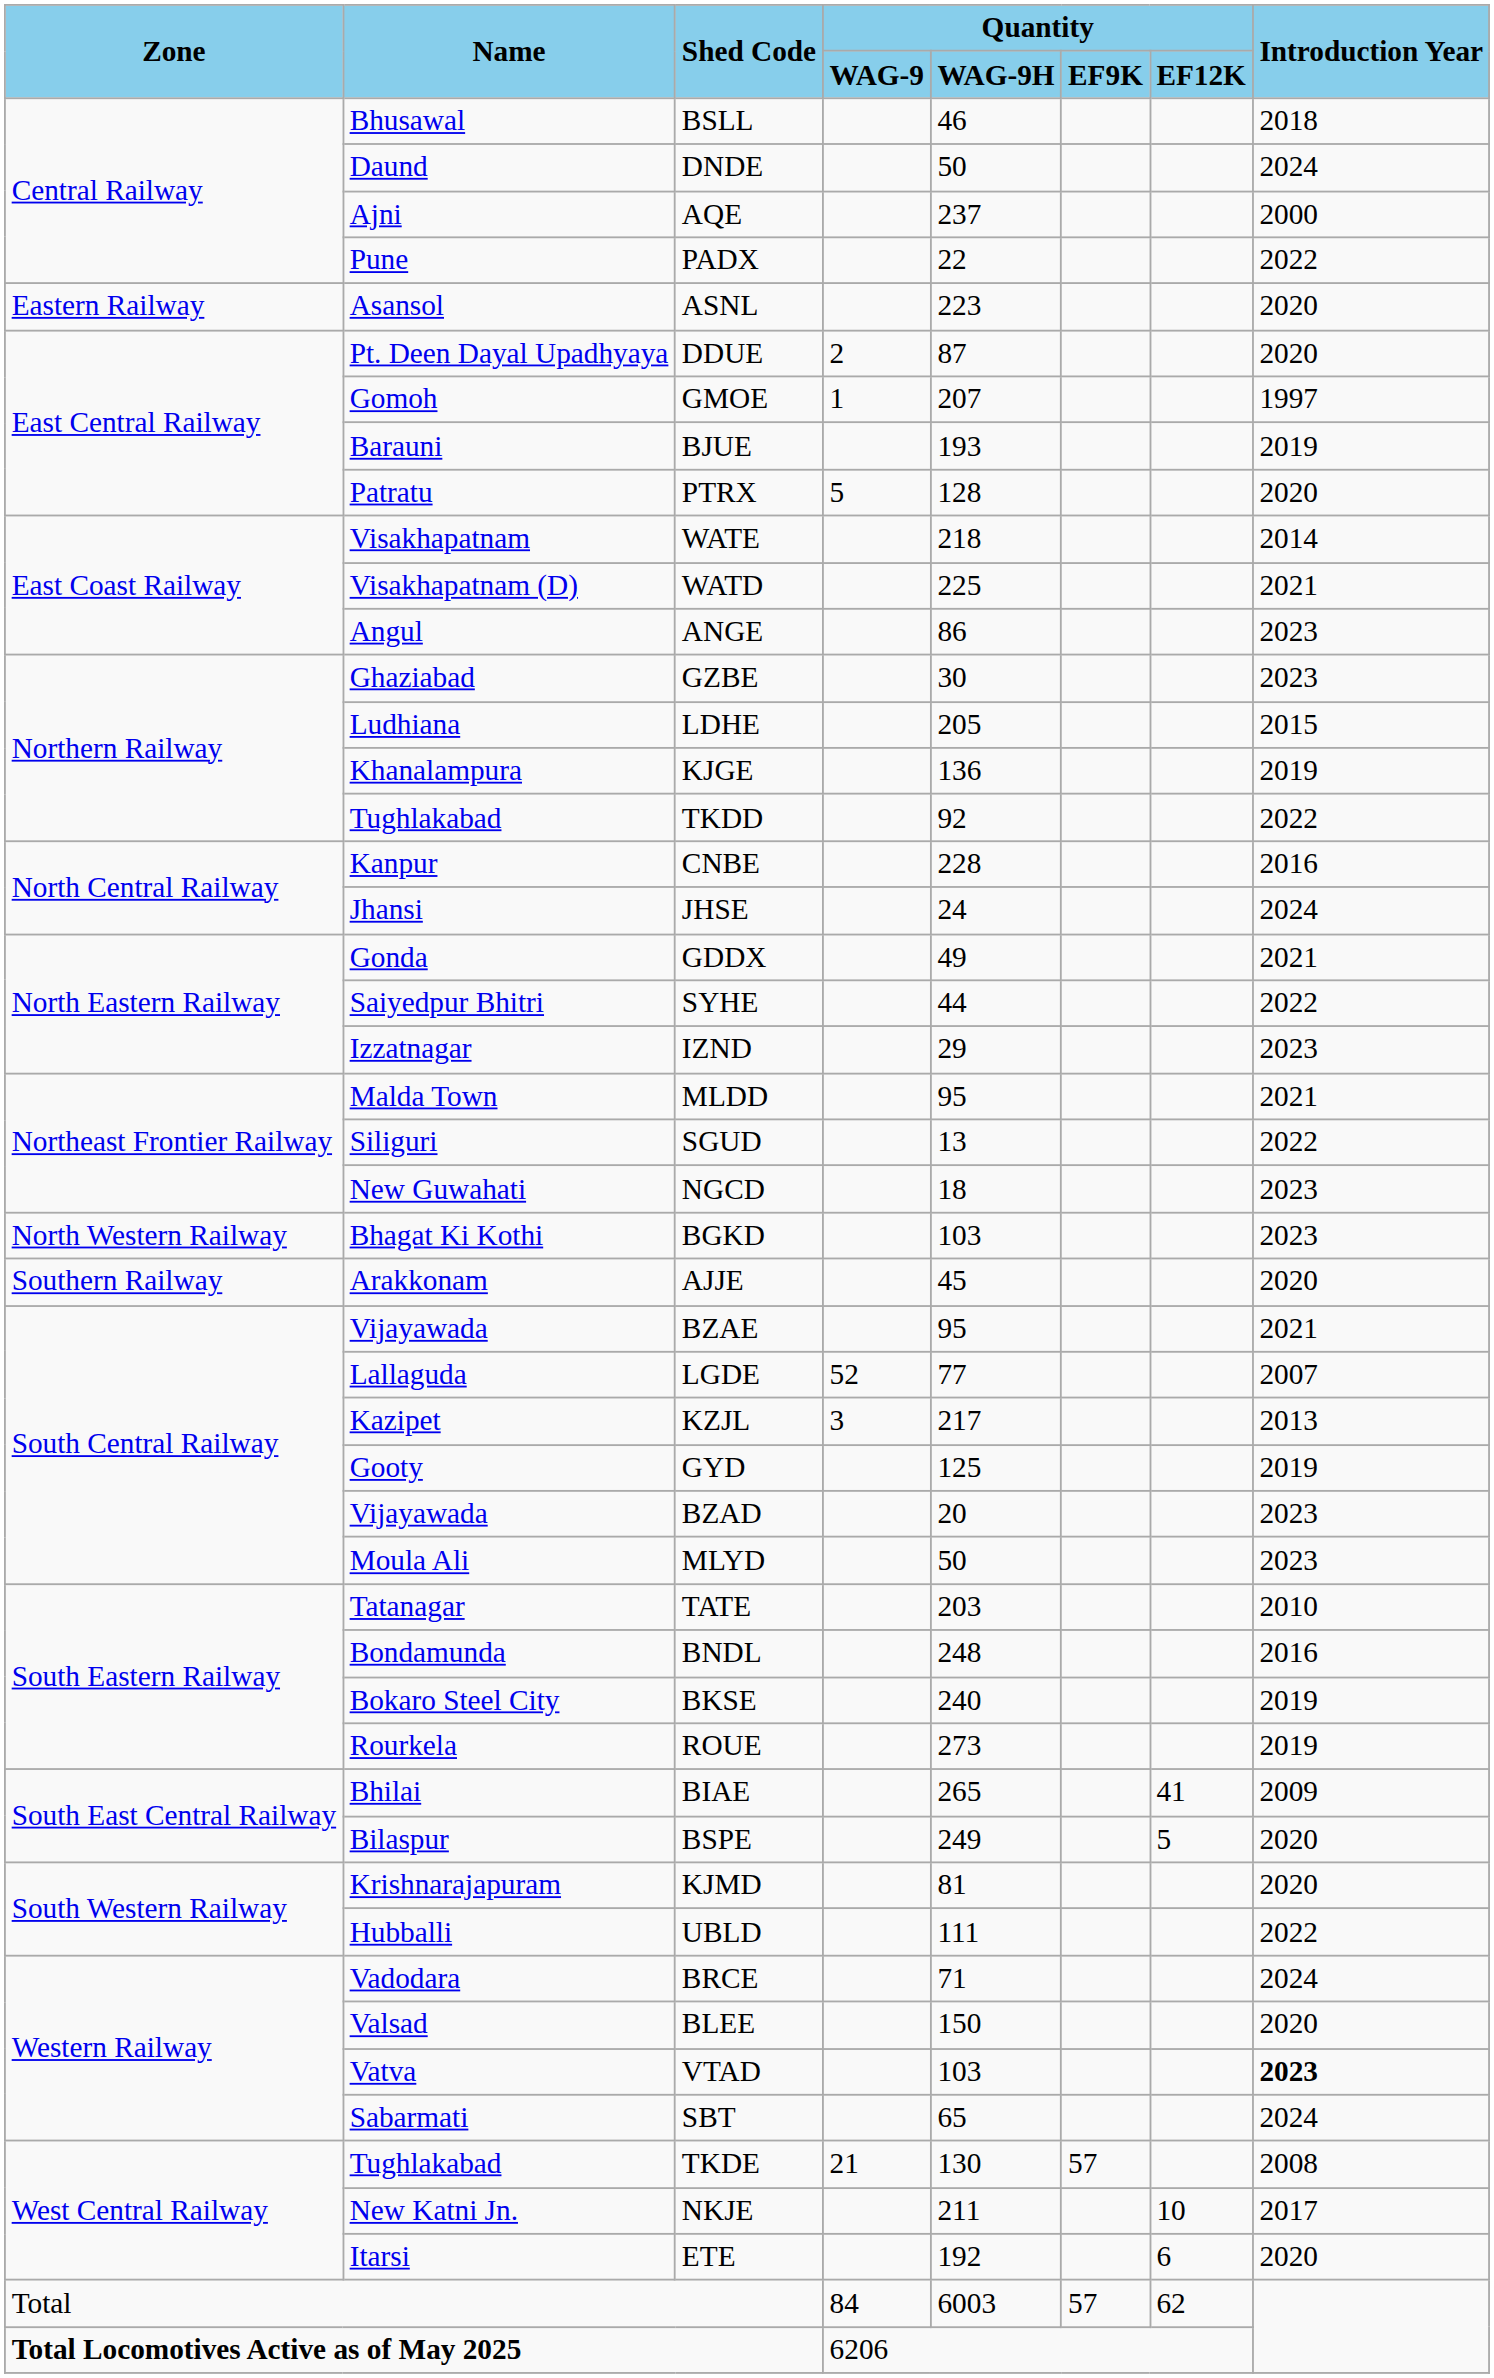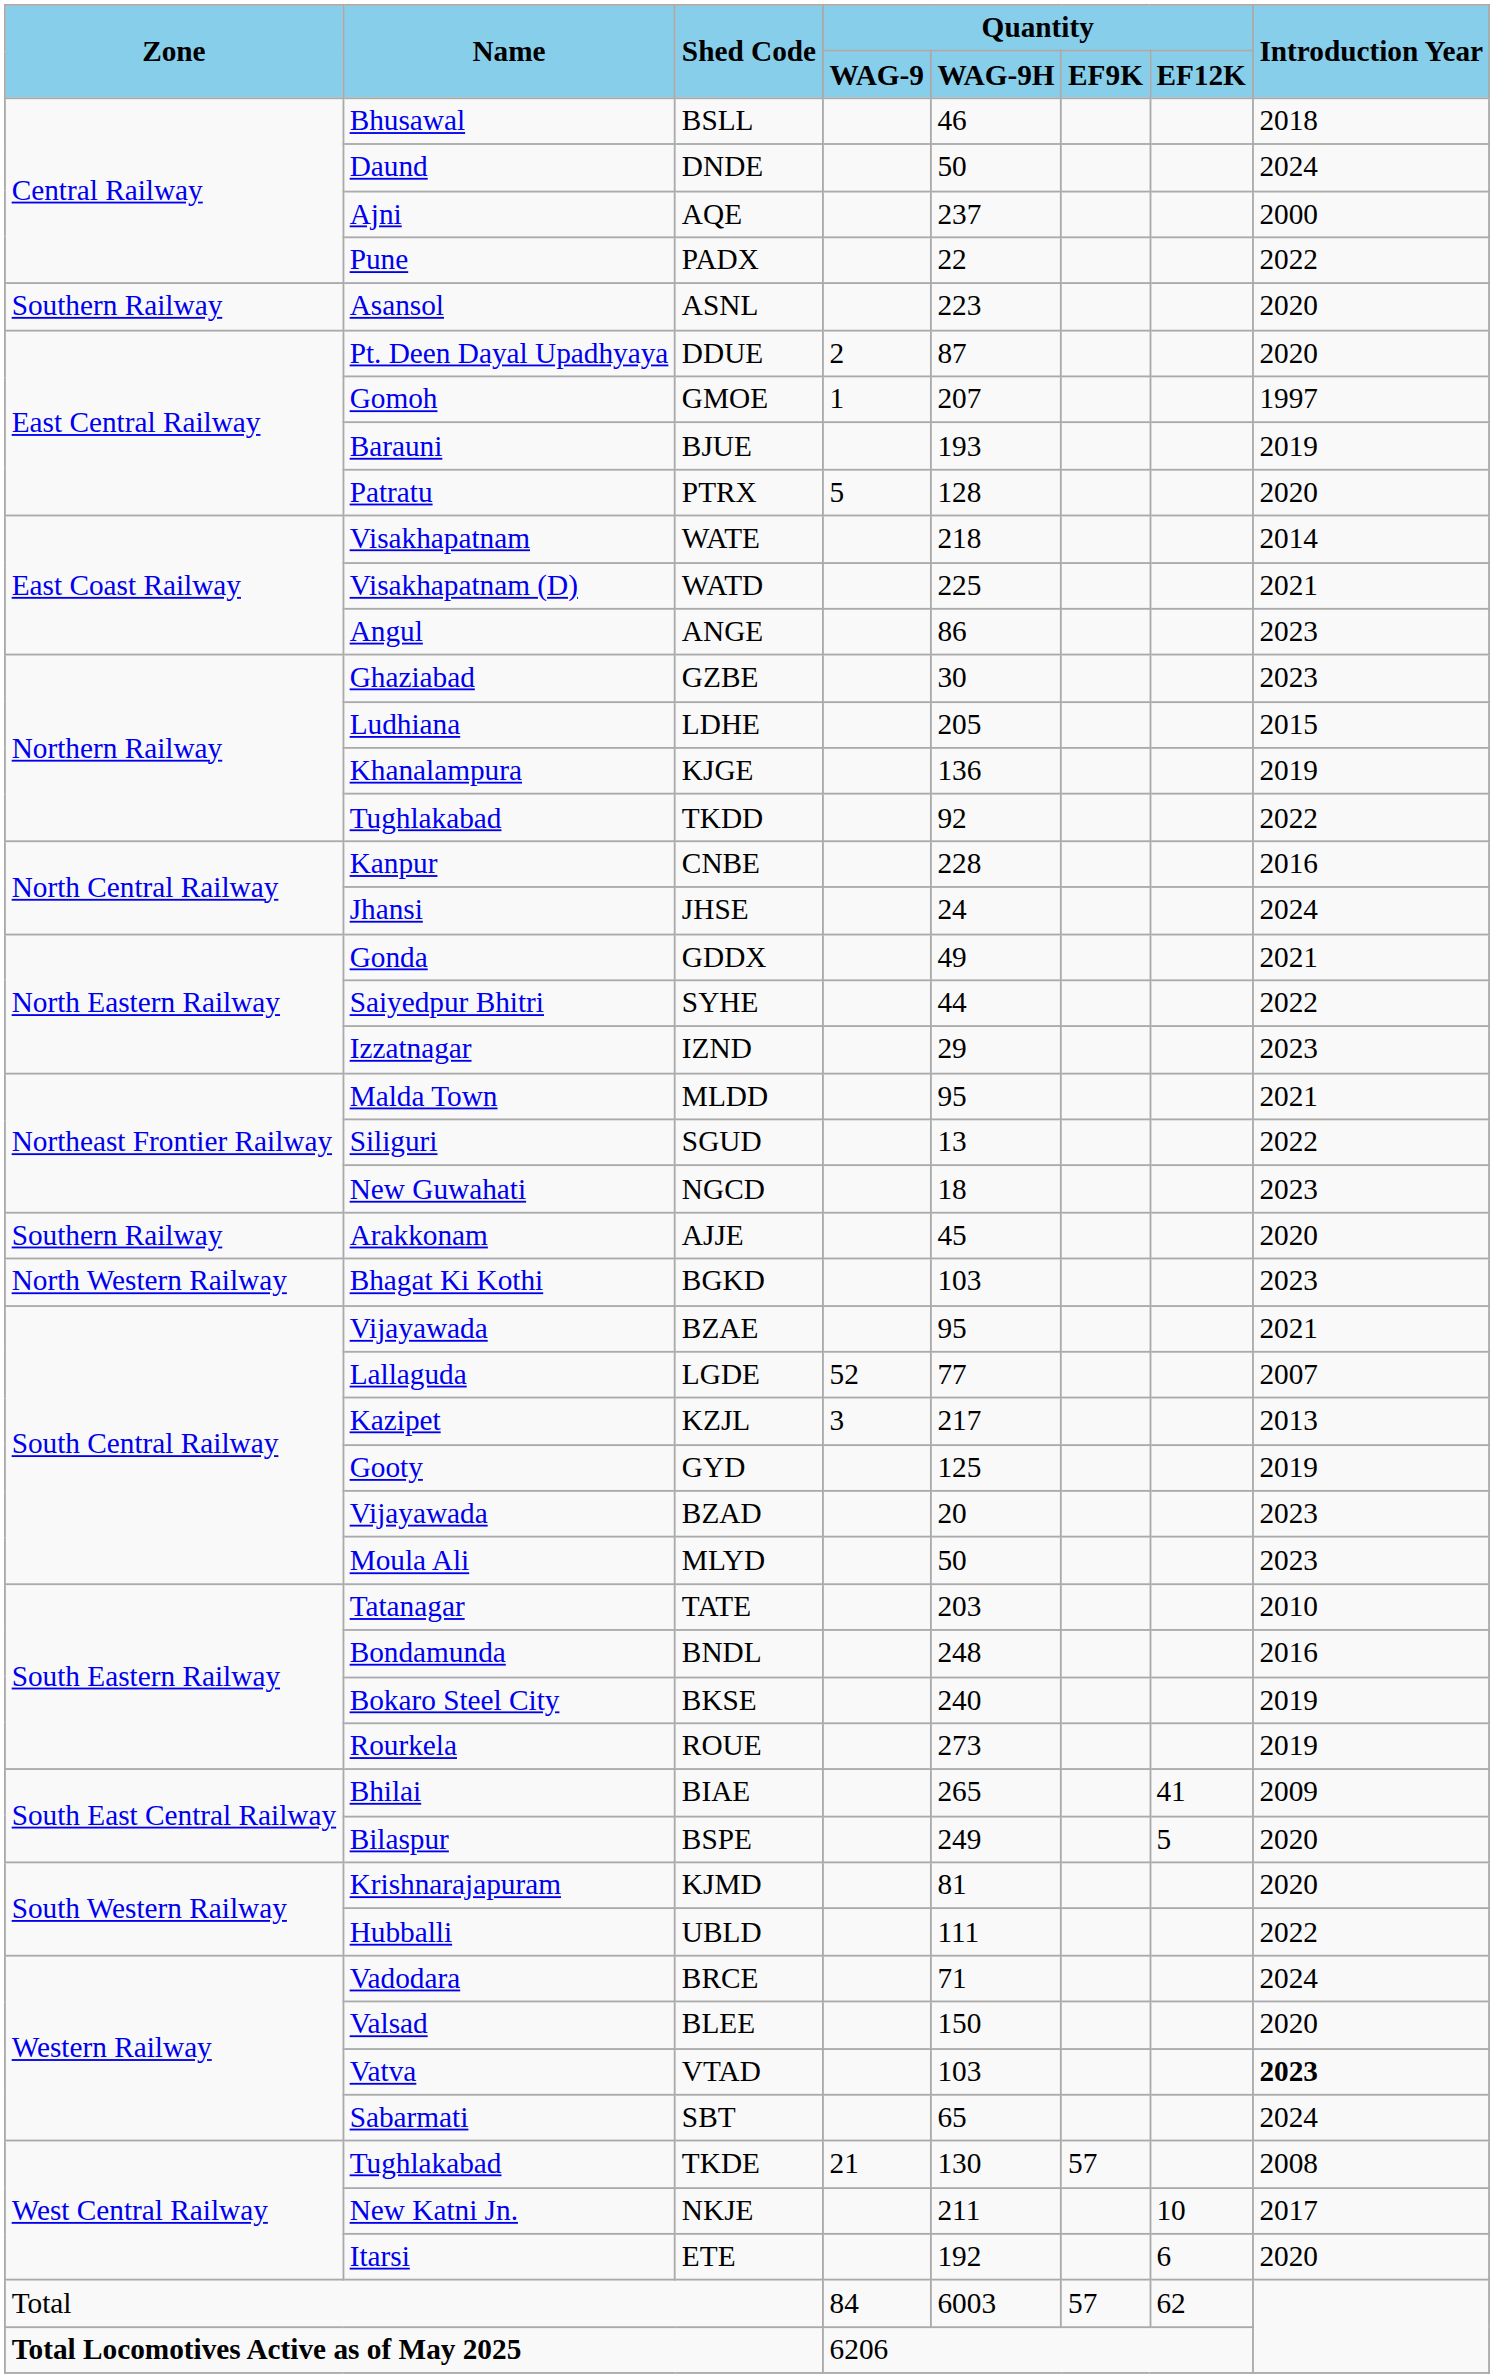(108, 306) Eastern Railway -> (117, 306) Southern Railway
rows swapped: (723, 1235) <-> (713, 1281)
